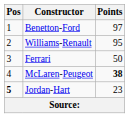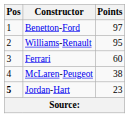(118, 59) 50 -> (118, 59) 60
(118, 74) bold -> (118, 74) normal
